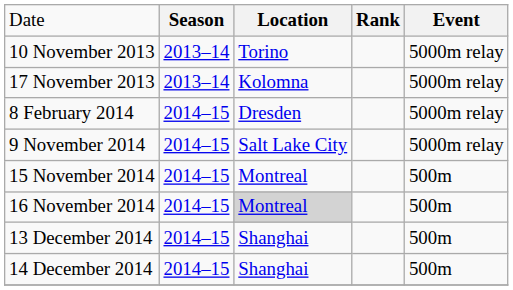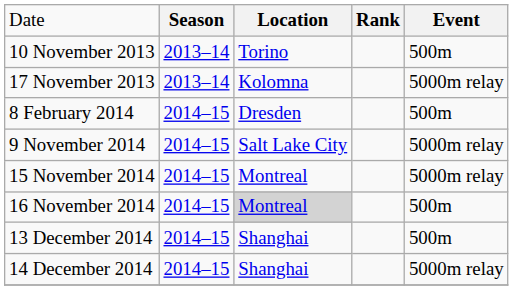(456, 51) 5000m relay -> (430, 51) 500m
(456, 113) 5000m relay -> (430, 113) 500m
(430, 176) 500m -> (456, 176) 5000m relay
(430, 269) 500m -> (456, 269) 5000m relay
